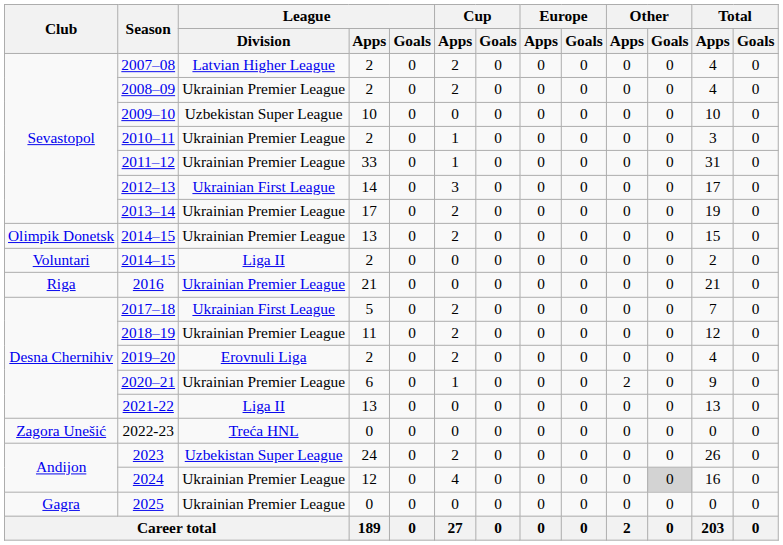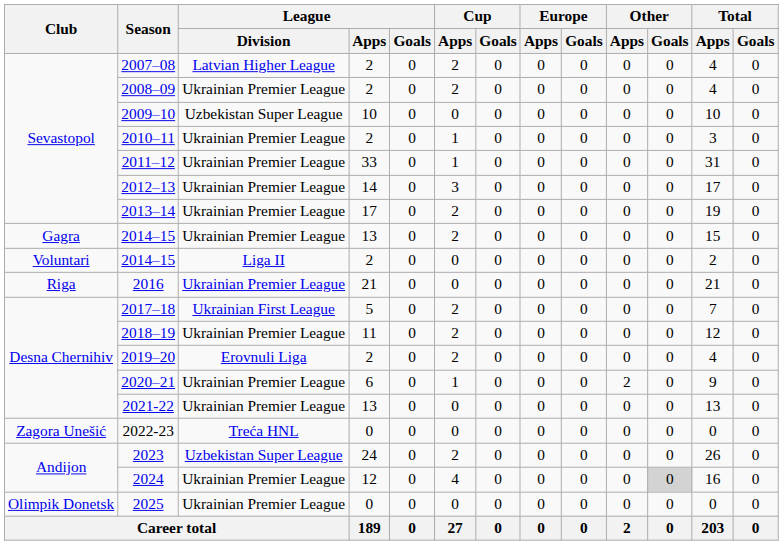(264, 187) Ukrainian First League -> (264, 187) Ukrainian Premier League
(61, 235) Olimpik Donetsk -> (61, 235) Gagra
(264, 406) Liga II -> (264, 406) Ukrainian Premier League
(61, 503) Gagra -> (61, 503) Olimpik Donetsk
